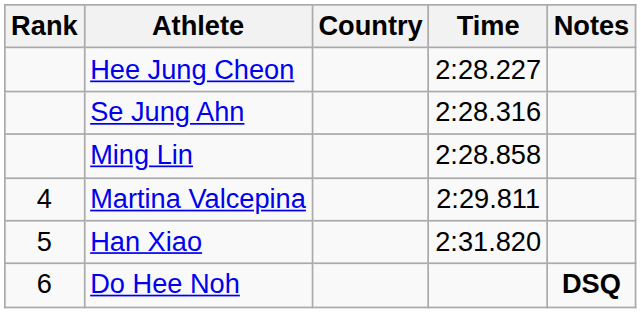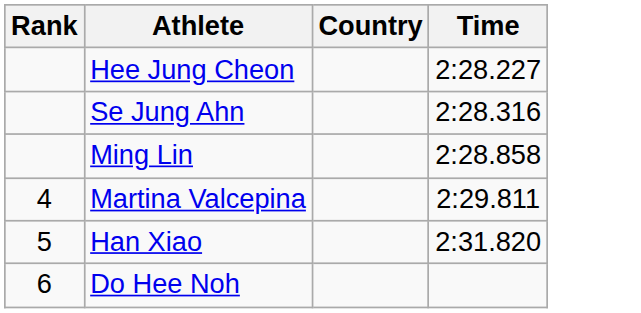- column: (591, 26)
